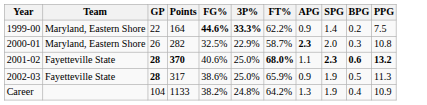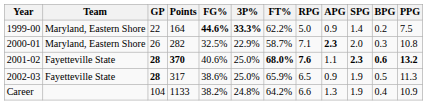+ column: (309, 12)
